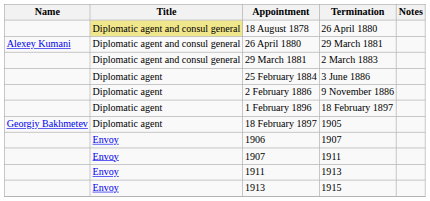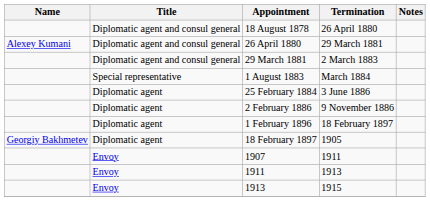(166, 28) khaki background -> (166, 28) no background
+ row: (274, 76)
- row: (255, 140)
